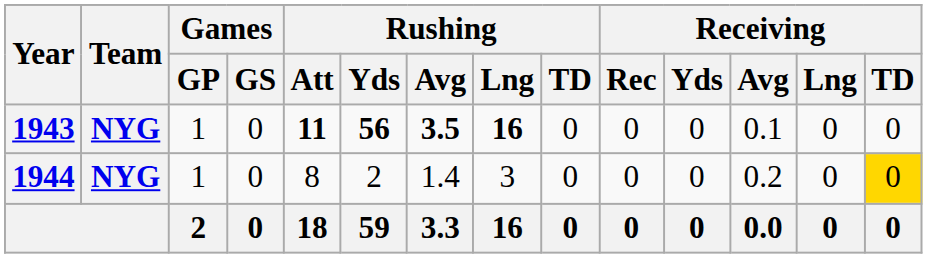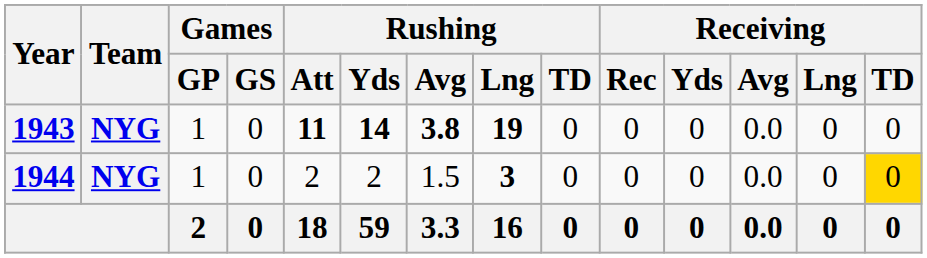(374, 128) 56 -> (374, 128) 14
(440, 128) 3.5 -> (440, 128) 3.8
(507, 128) 16 -> (507, 128) 19
(763, 128) 0.1 -> (763, 128) 0.0
(312, 177) 8 -> (312, 177) 2
(440, 177) 1.4 -> (440, 177) 1.5
(507, 177) normal -> (507, 177) bold
(763, 177) 0.2 -> (763, 177) 0.0
